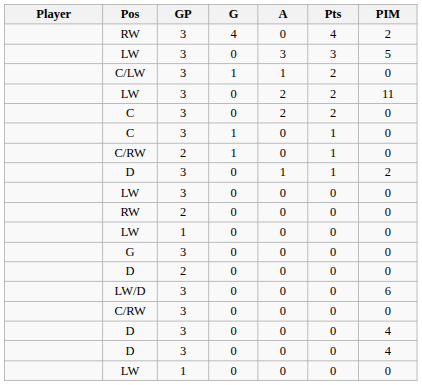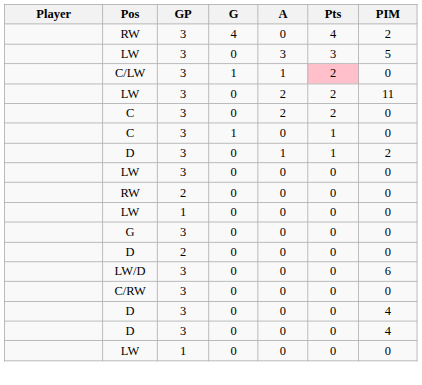(333, 73) no background -> (333, 73) pink background
- row: (130, 152)
